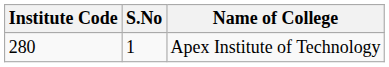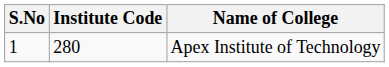columns swapped: (144, 18) <-> (63, 18)
